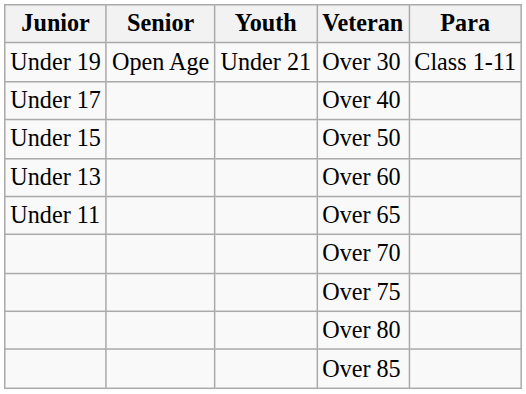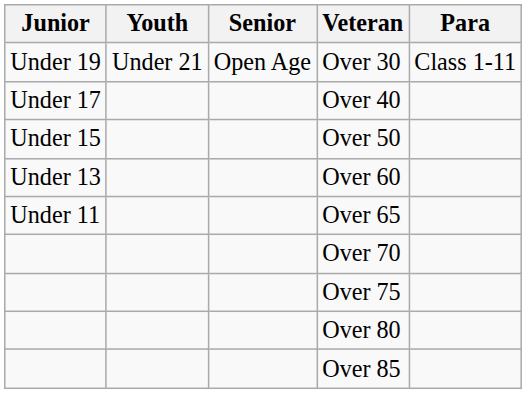columns swapped: (266, 23) <-> (161, 23)
